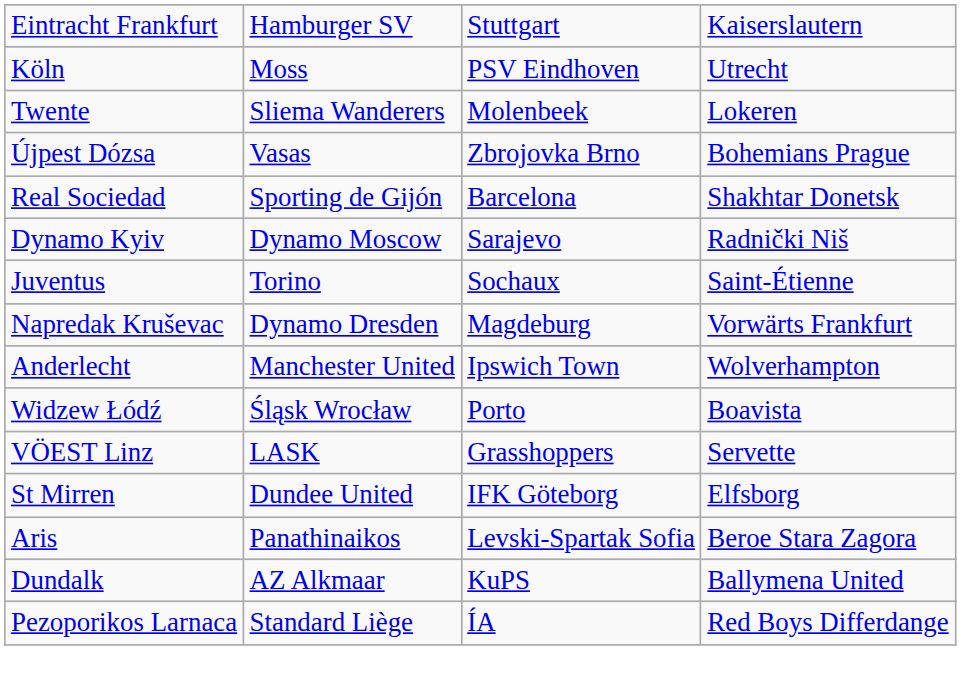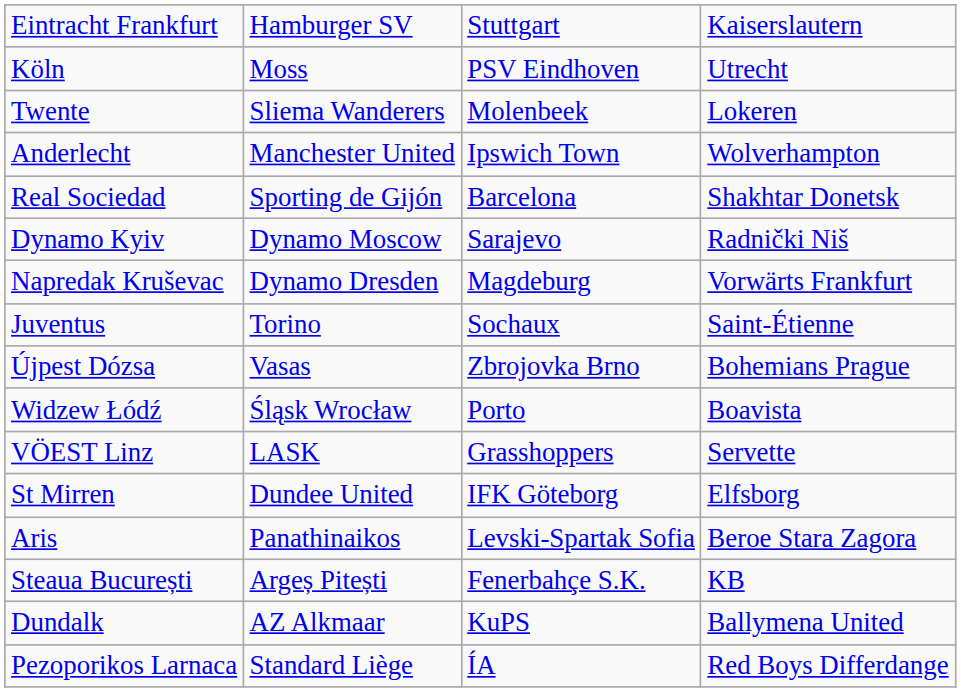rows swapped: (71, 366) <-> (83, 153)
rows swapped: (117, 324) <-> (58, 281)
+ row: (102, 580)
